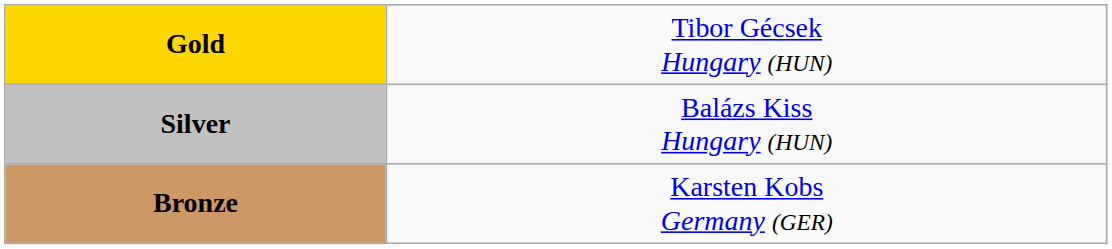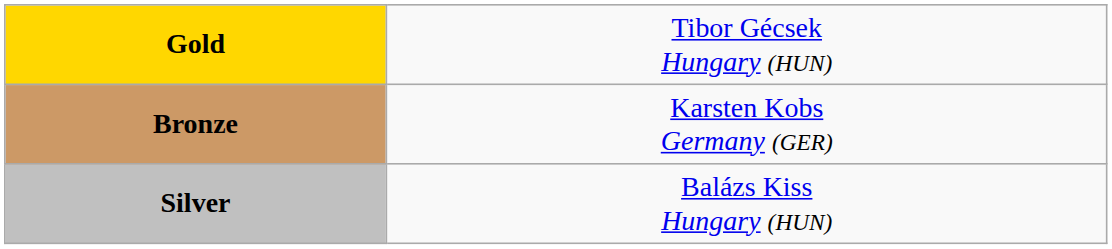rows swapped: (196, 123) <-> (196, 202)
